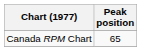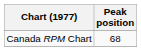(115, 38) 65 -> (115, 38) 68
